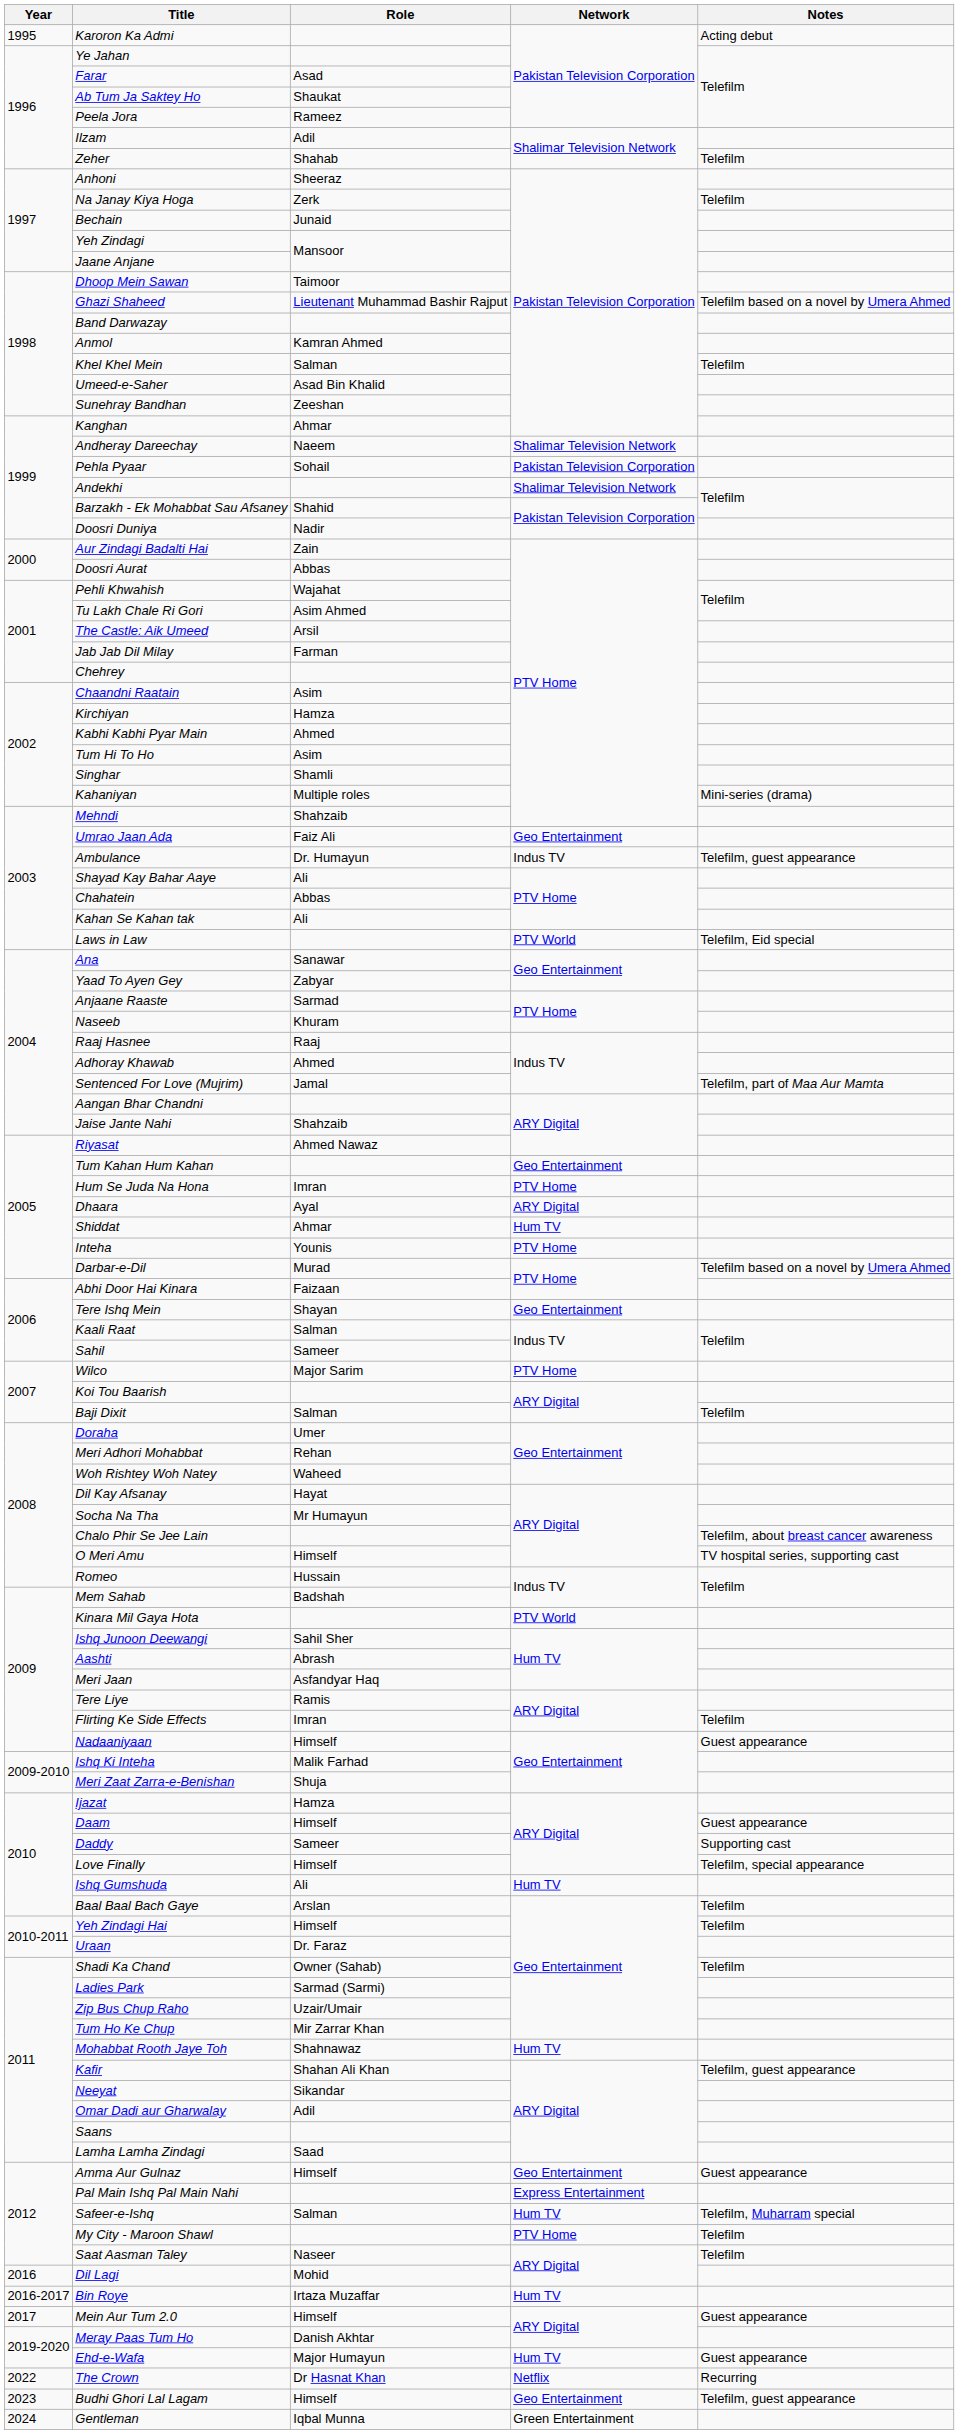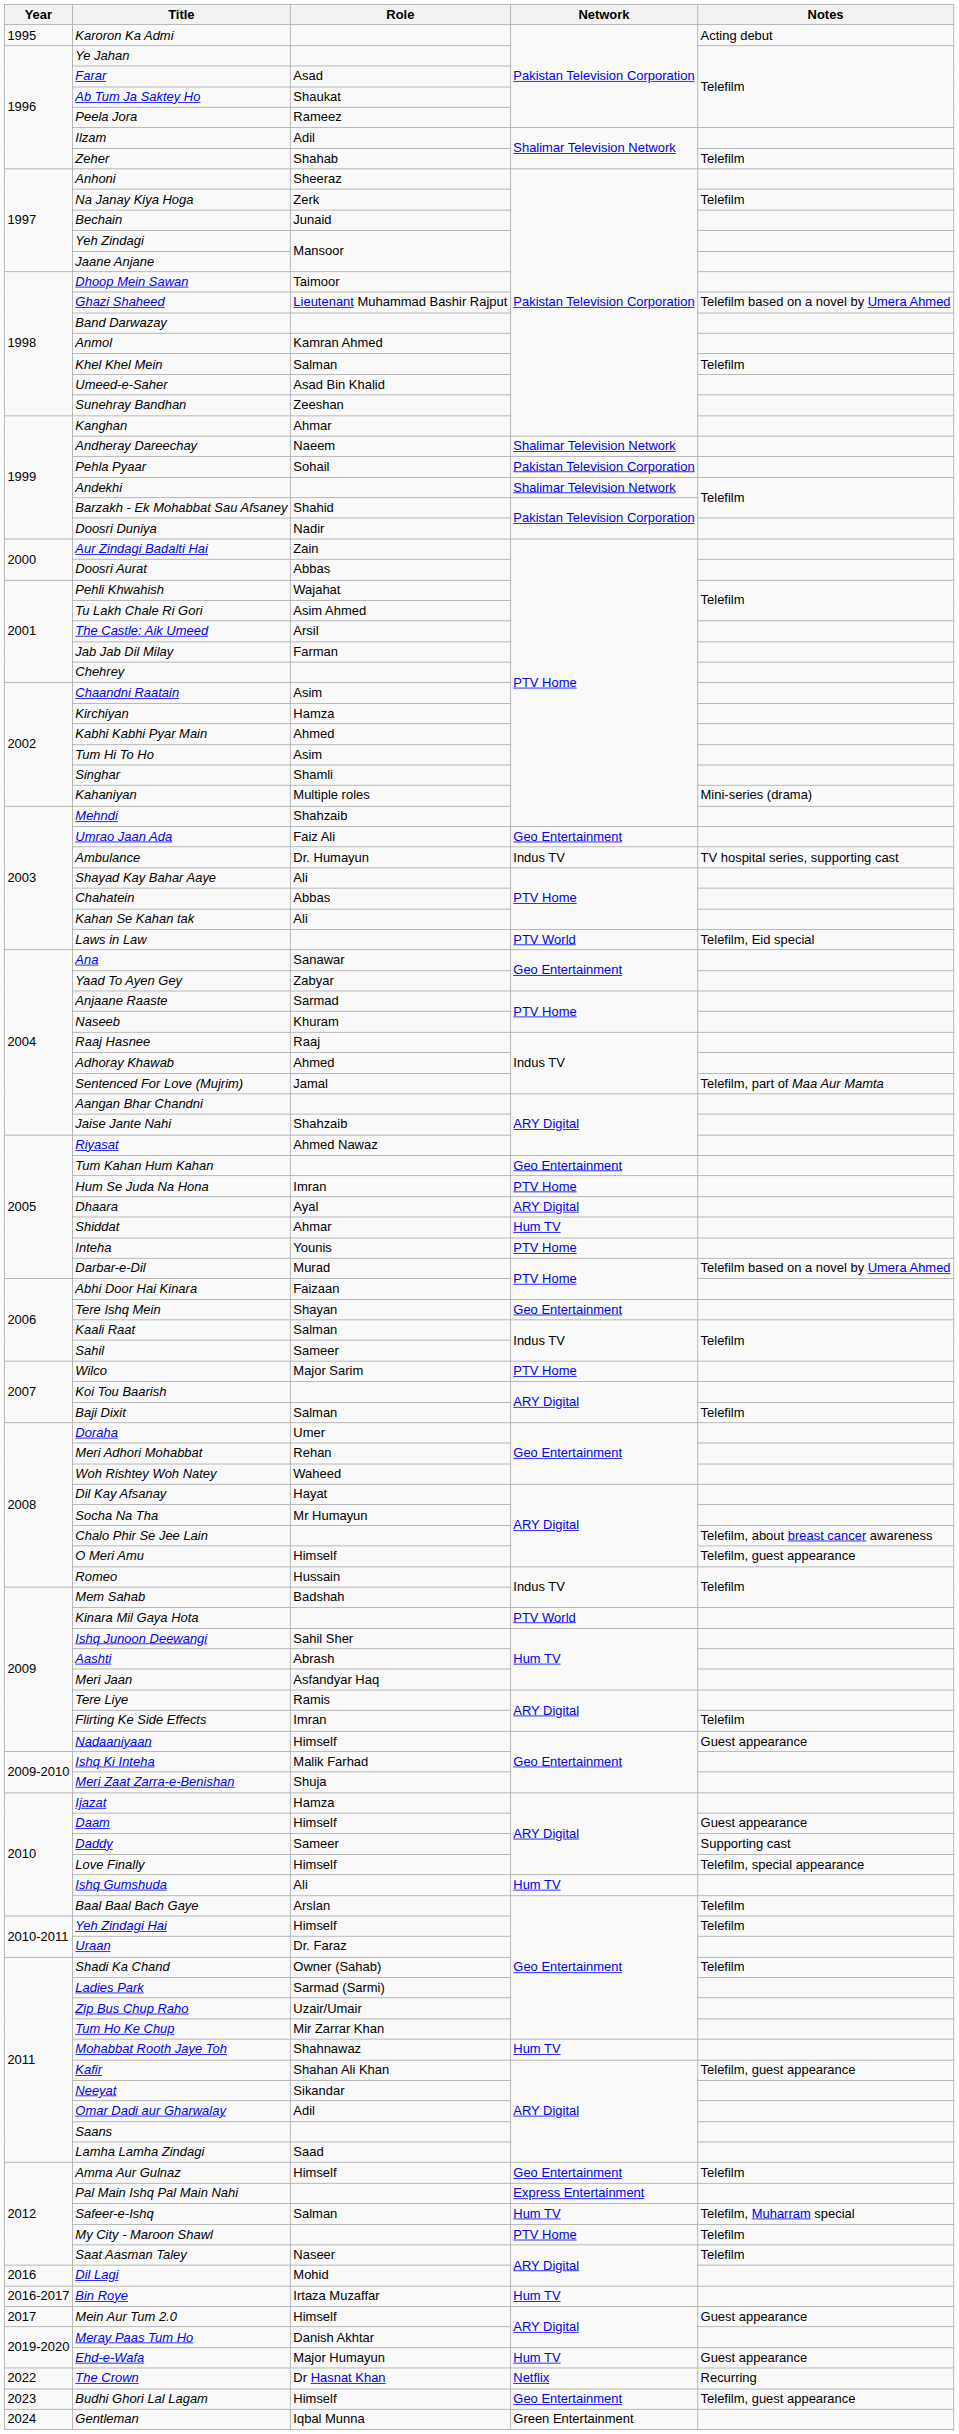(778, 857) Telefilm, guest appearance -> (800, 857) TV hospital series, supporting cast
(800, 1556) TV hospital series, supporting cast -> (778, 1556) Telefilm, guest appearance
(754, 2172) Guest appearance -> (723, 2172) Telefilm
